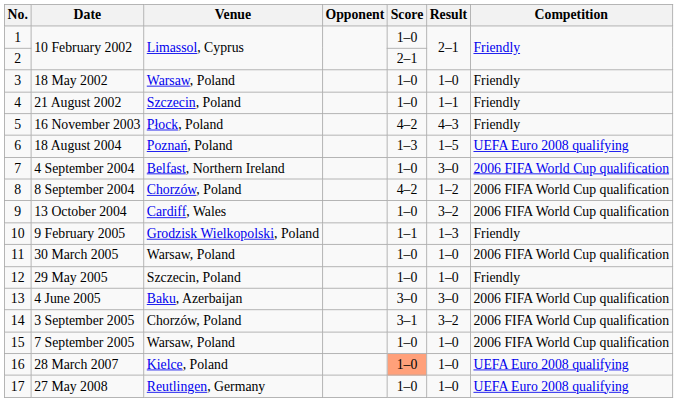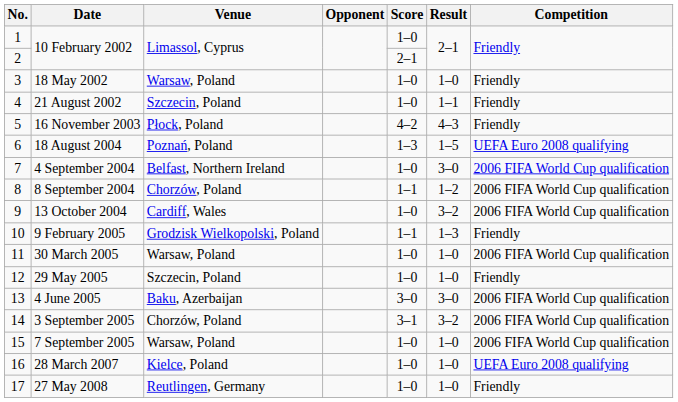(407, 189) 4–2 -> (407, 189) 1–1
(407, 364) lightsalmon background -> (407, 364) no background
(551, 386) UEFA Euro 2008 qualifying -> (497, 386) Friendly
